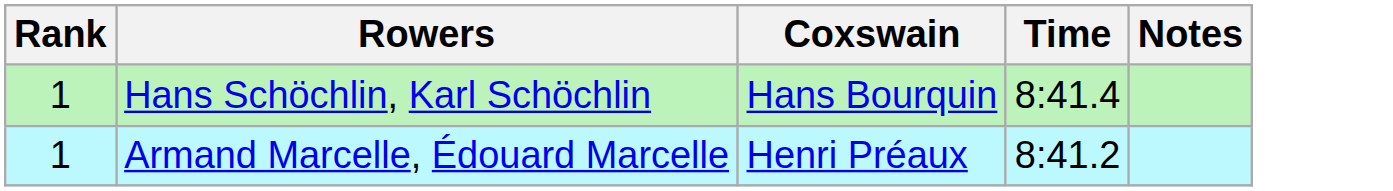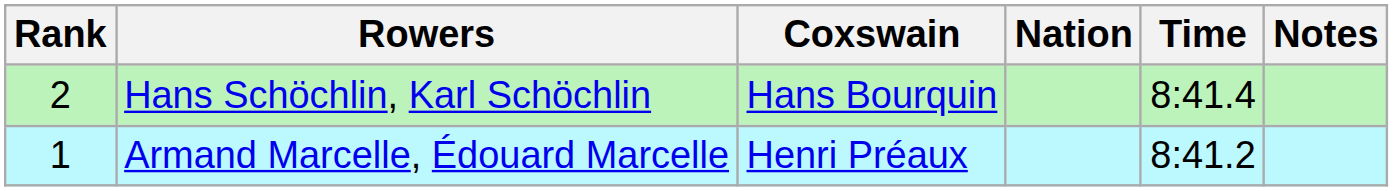+ column: (1074, 34)
(60, 94) 1 -> (60, 94) 2
